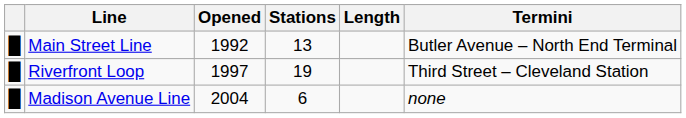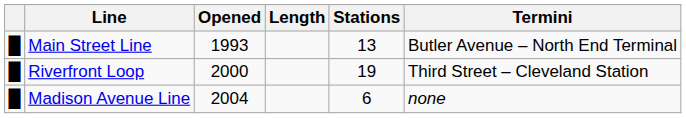columns swapped: (302, 17) <-> (372, 17)
(230, 44) 1992 -> (230, 44) 1993
(230, 71) 1997 -> (230, 71) 2000
